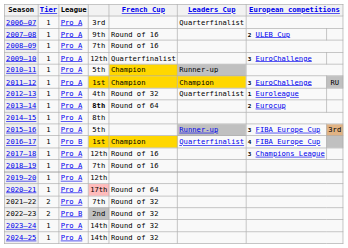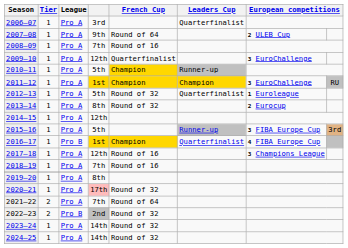(135, 34) Round of 16 -> (135, 34) Round of 64
(99, 94) 4th -> (99, 94) 5th
(99, 106) bold -> (99, 106) normal
(135, 106) Round of 64 -> (135, 106) Round of 32
(99, 118) 8th -> (99, 118) 12th
(99, 178) 12th -> (99, 178) 8th
(135, 190) Round of 64 -> (135, 190) Round of 32
(135, 202) Round of 32 -> (135, 202) Round of 64
